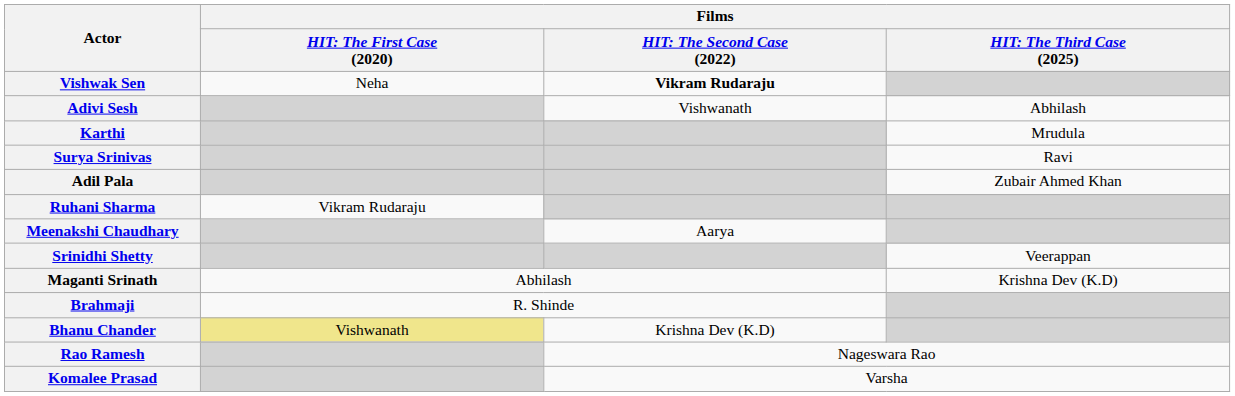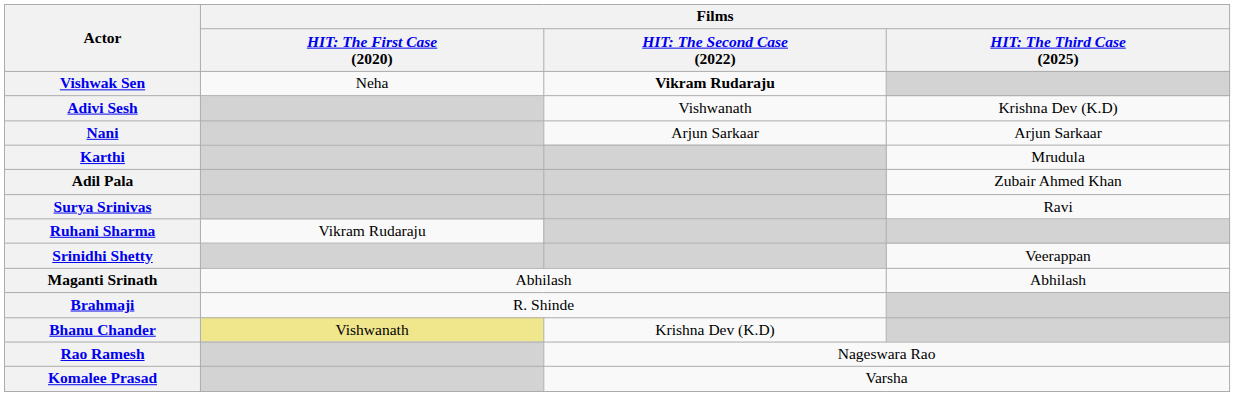(1058, 108) Abhilash -> (1058, 108) Krishna Dev (K.D)
+ row: (103, 132)
rows swapped: (103, 157) <-> (103, 181)
- row: (103, 231)
(1058, 280) Krishna Dev (K.D) -> (1058, 280) Abhilash
